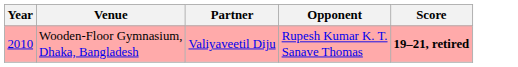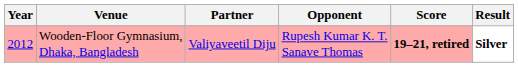+ column: (493, 15)
(20, 44) 2010 -> (20, 44) 2012
